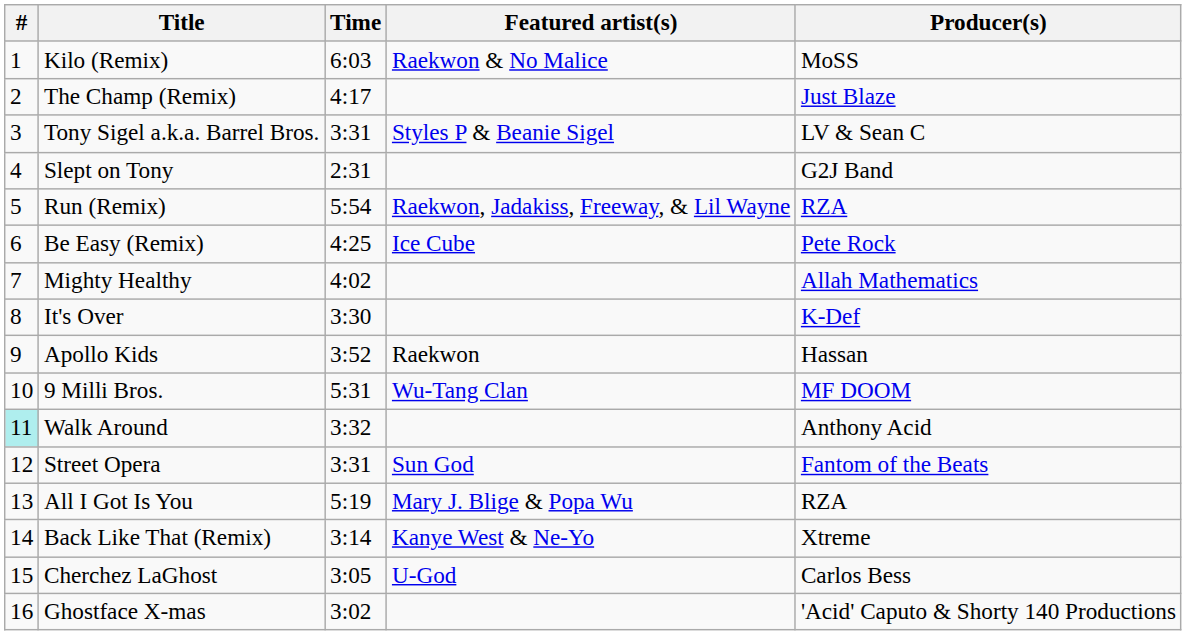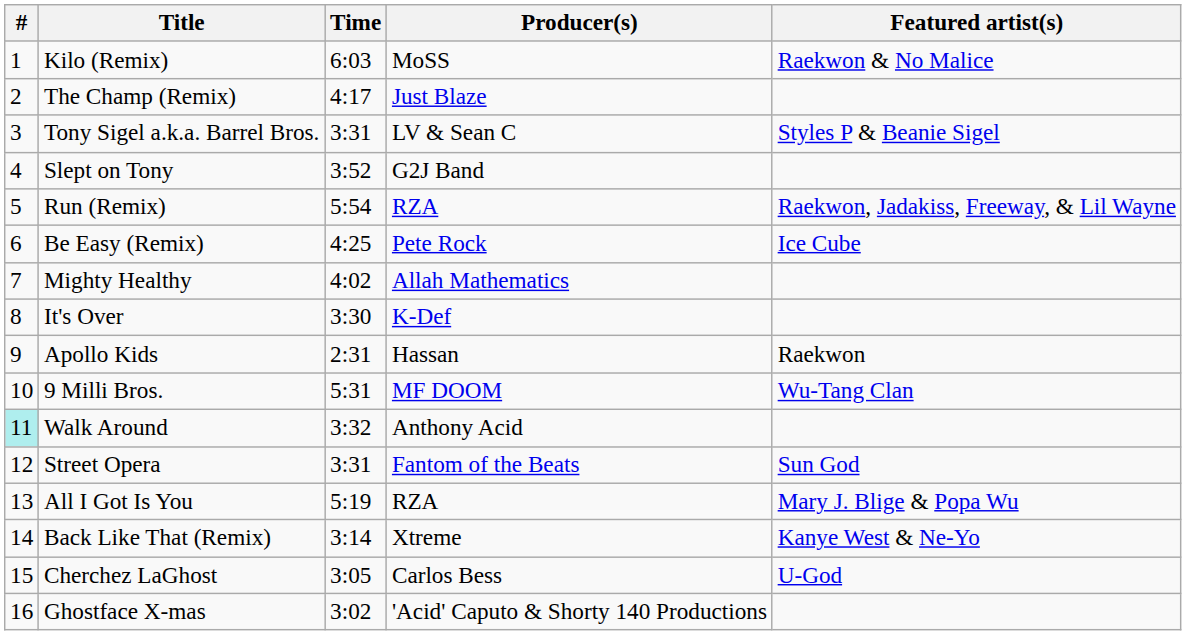columns swapped: (988, 22) <-> (591, 22)
(351, 170) 2:31 -> (351, 170) 3:52
(351, 354) 3:52 -> (351, 354) 2:31
